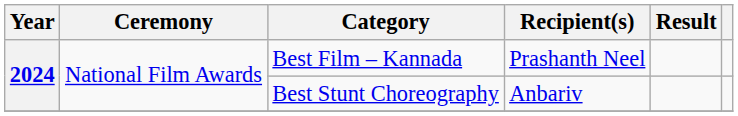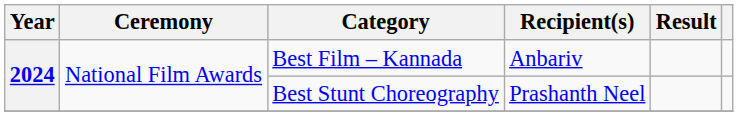(577, 57) Prashanth Neel -> (546, 57) Anbariv
(546, 93) Anbariv -> (577, 93) Prashanth Neel
